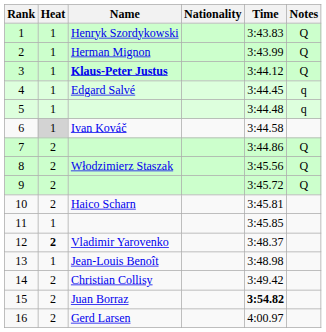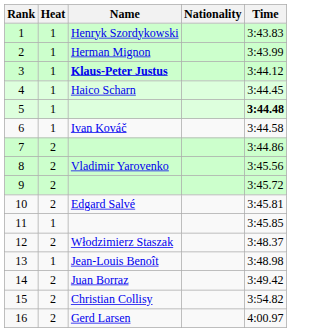- column: (304, 14)
(103, 90) Edgard Salvé -> (103, 90) Haico Scharn
(265, 109) normal -> (265, 109) bold
(53, 128) lightgrey background -> (53, 128) no background
(122, 166) Włodzimierz Staszak -> (120, 166) Vladimir Yarovenko
(103, 204) Haico Scharn -> (103, 204) Edgard Salvé
(53, 242) bold -> (53, 242) normal
(120, 242) Vladimir Yarovenko -> (122, 242) Włodzimierz Staszak
(112, 280) Christian Collisy -> (100, 280) Juan Borraz
(100, 299) Juan Borraz -> (112, 299) Christian Collisy
(265, 299) bold -> (265, 299) normal
